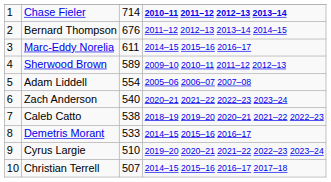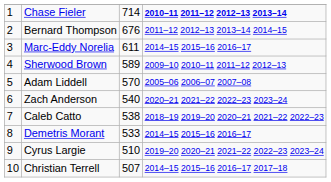(131, 82) 554 -> (131, 82) 570
